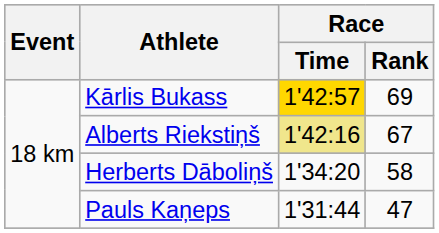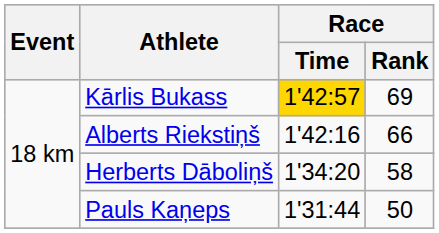(322, 135) khaki background -> (322, 135) no background
(400, 135) 67 -> (400, 135) 66
(400, 209) 47 -> (400, 209) 50
